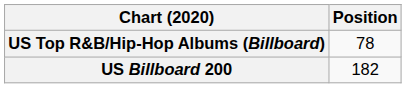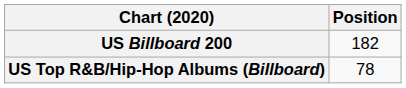rows swapped: (167, 69) <-> (167, 43)
